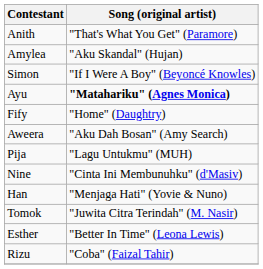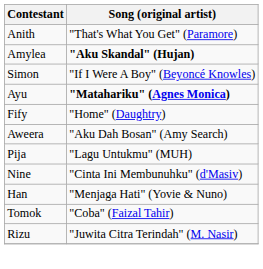(126, 54) normal -> (132, 54) bold
(153, 214) "Juwita Citra Terindah" (M. Nasir) -> (121, 214) "Coba" (Faizal Tahir)
- row: (23, 234)
(121, 254) "Coba" (Faizal Tahir) -> (153, 234) "Juwita Citra Terindah" (M. Nasir)
